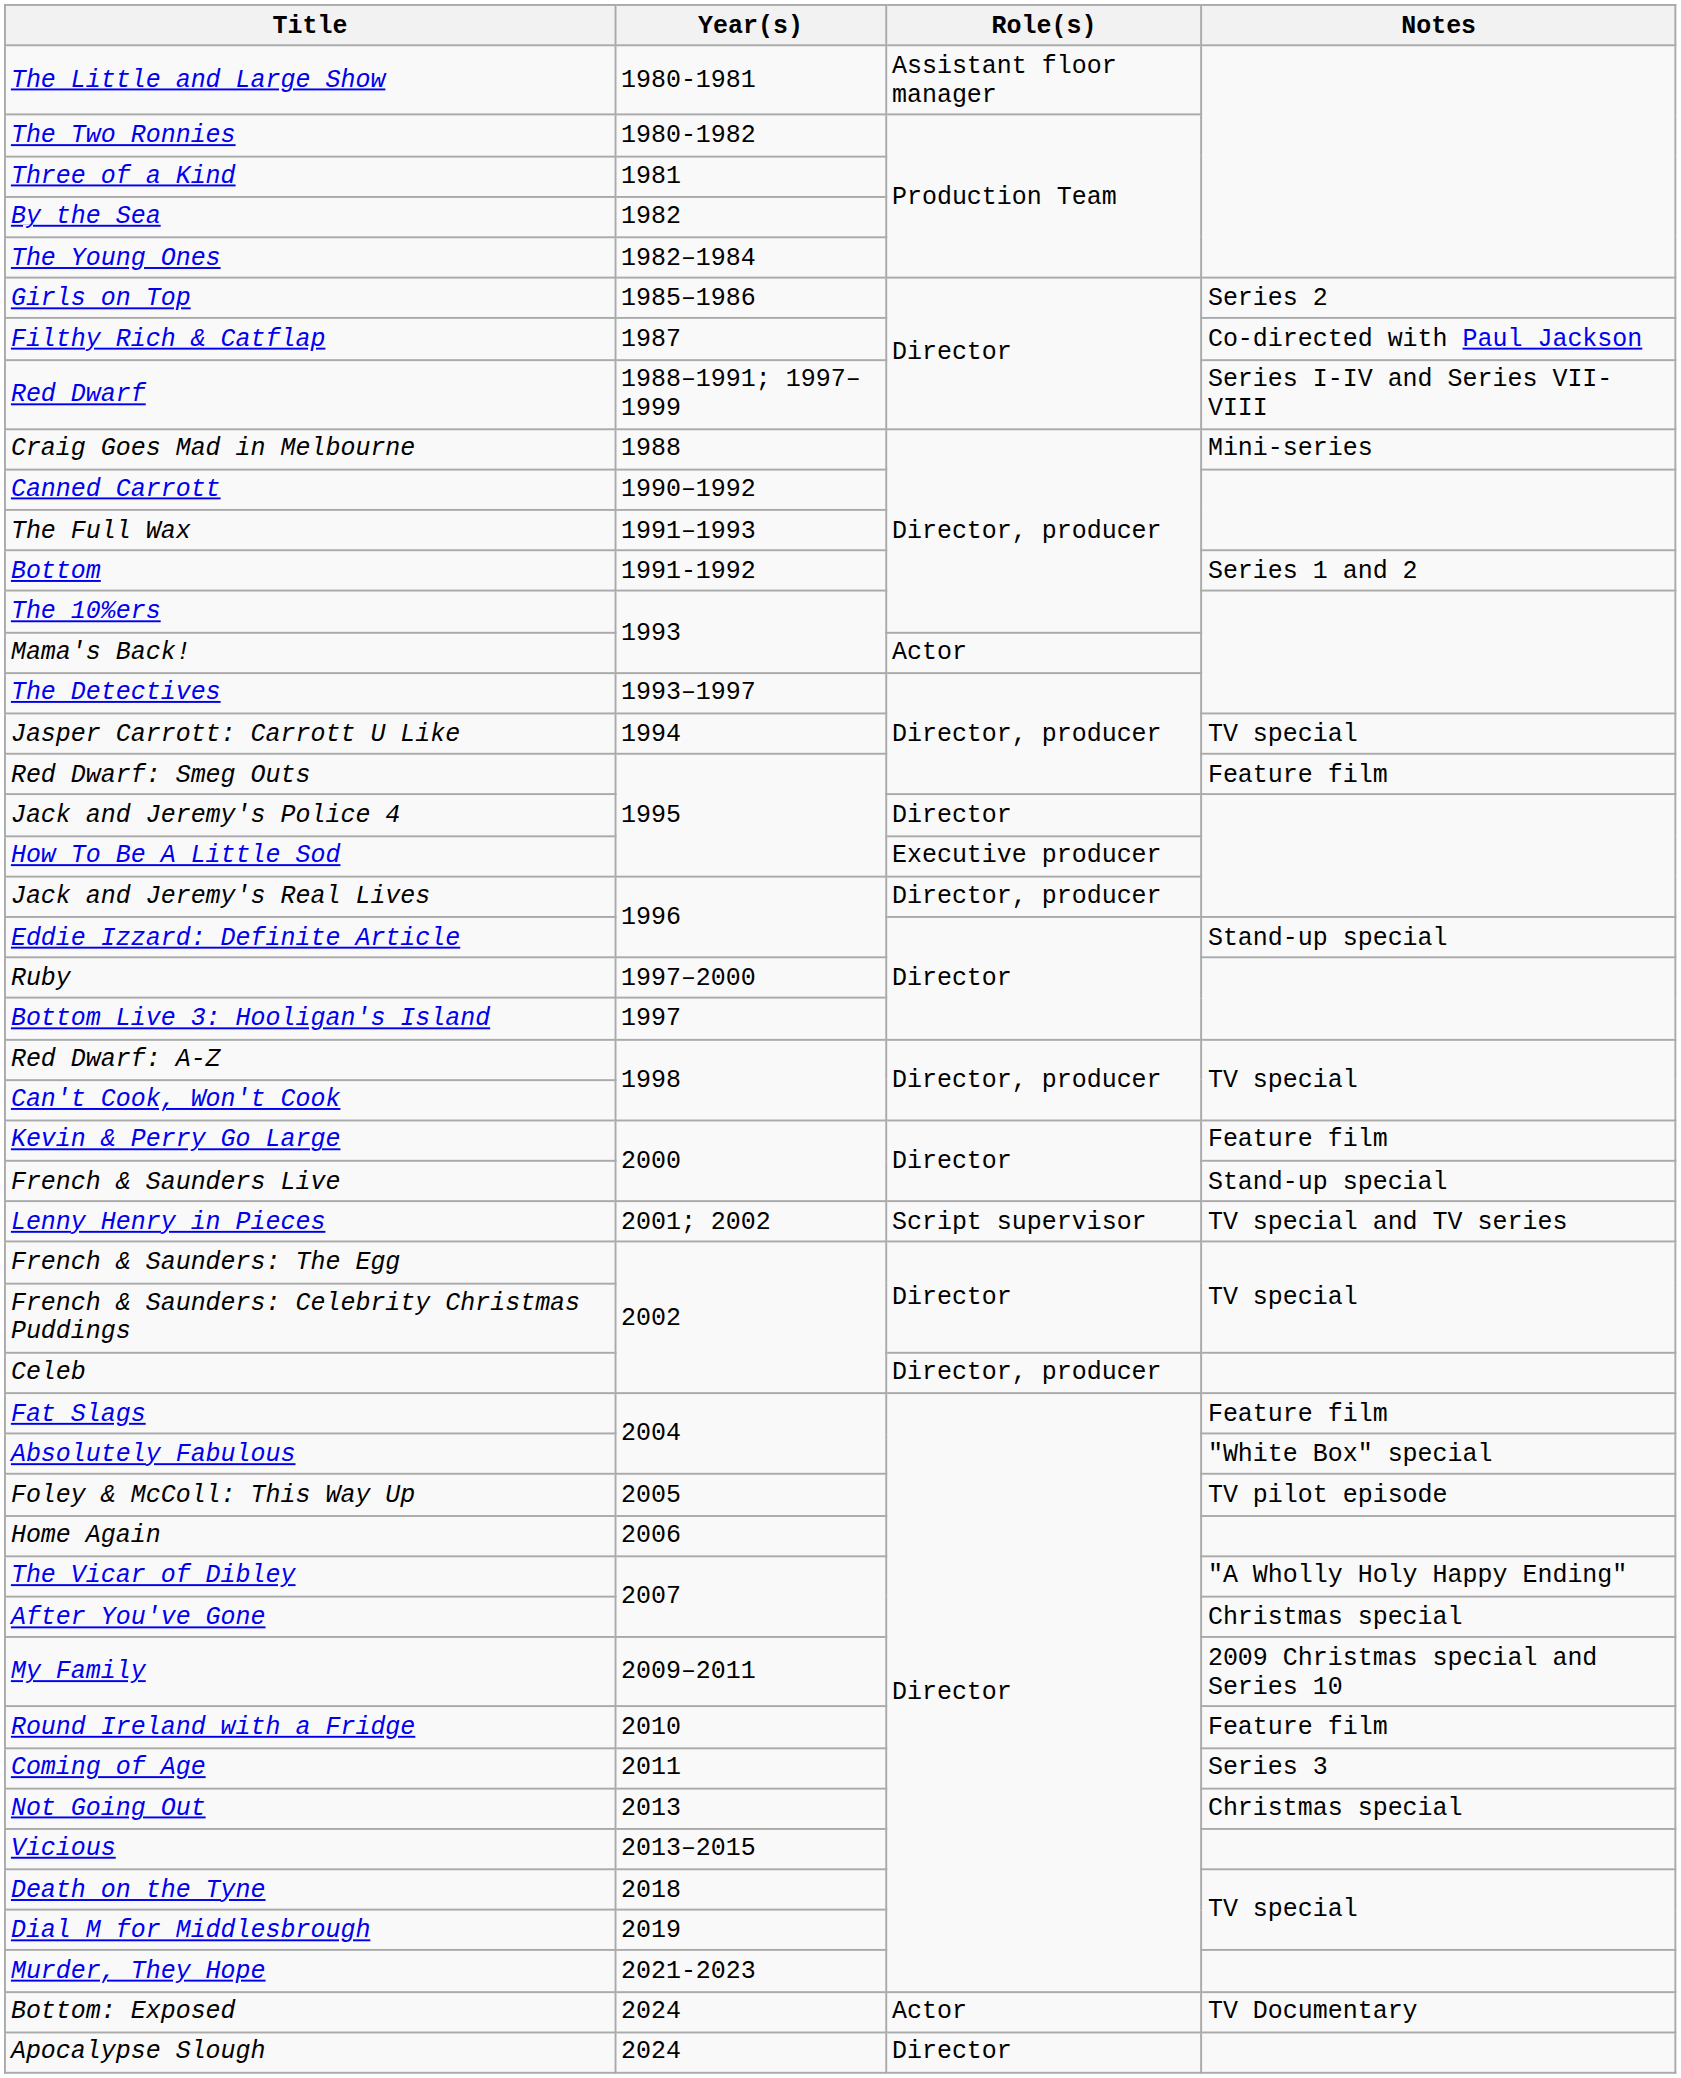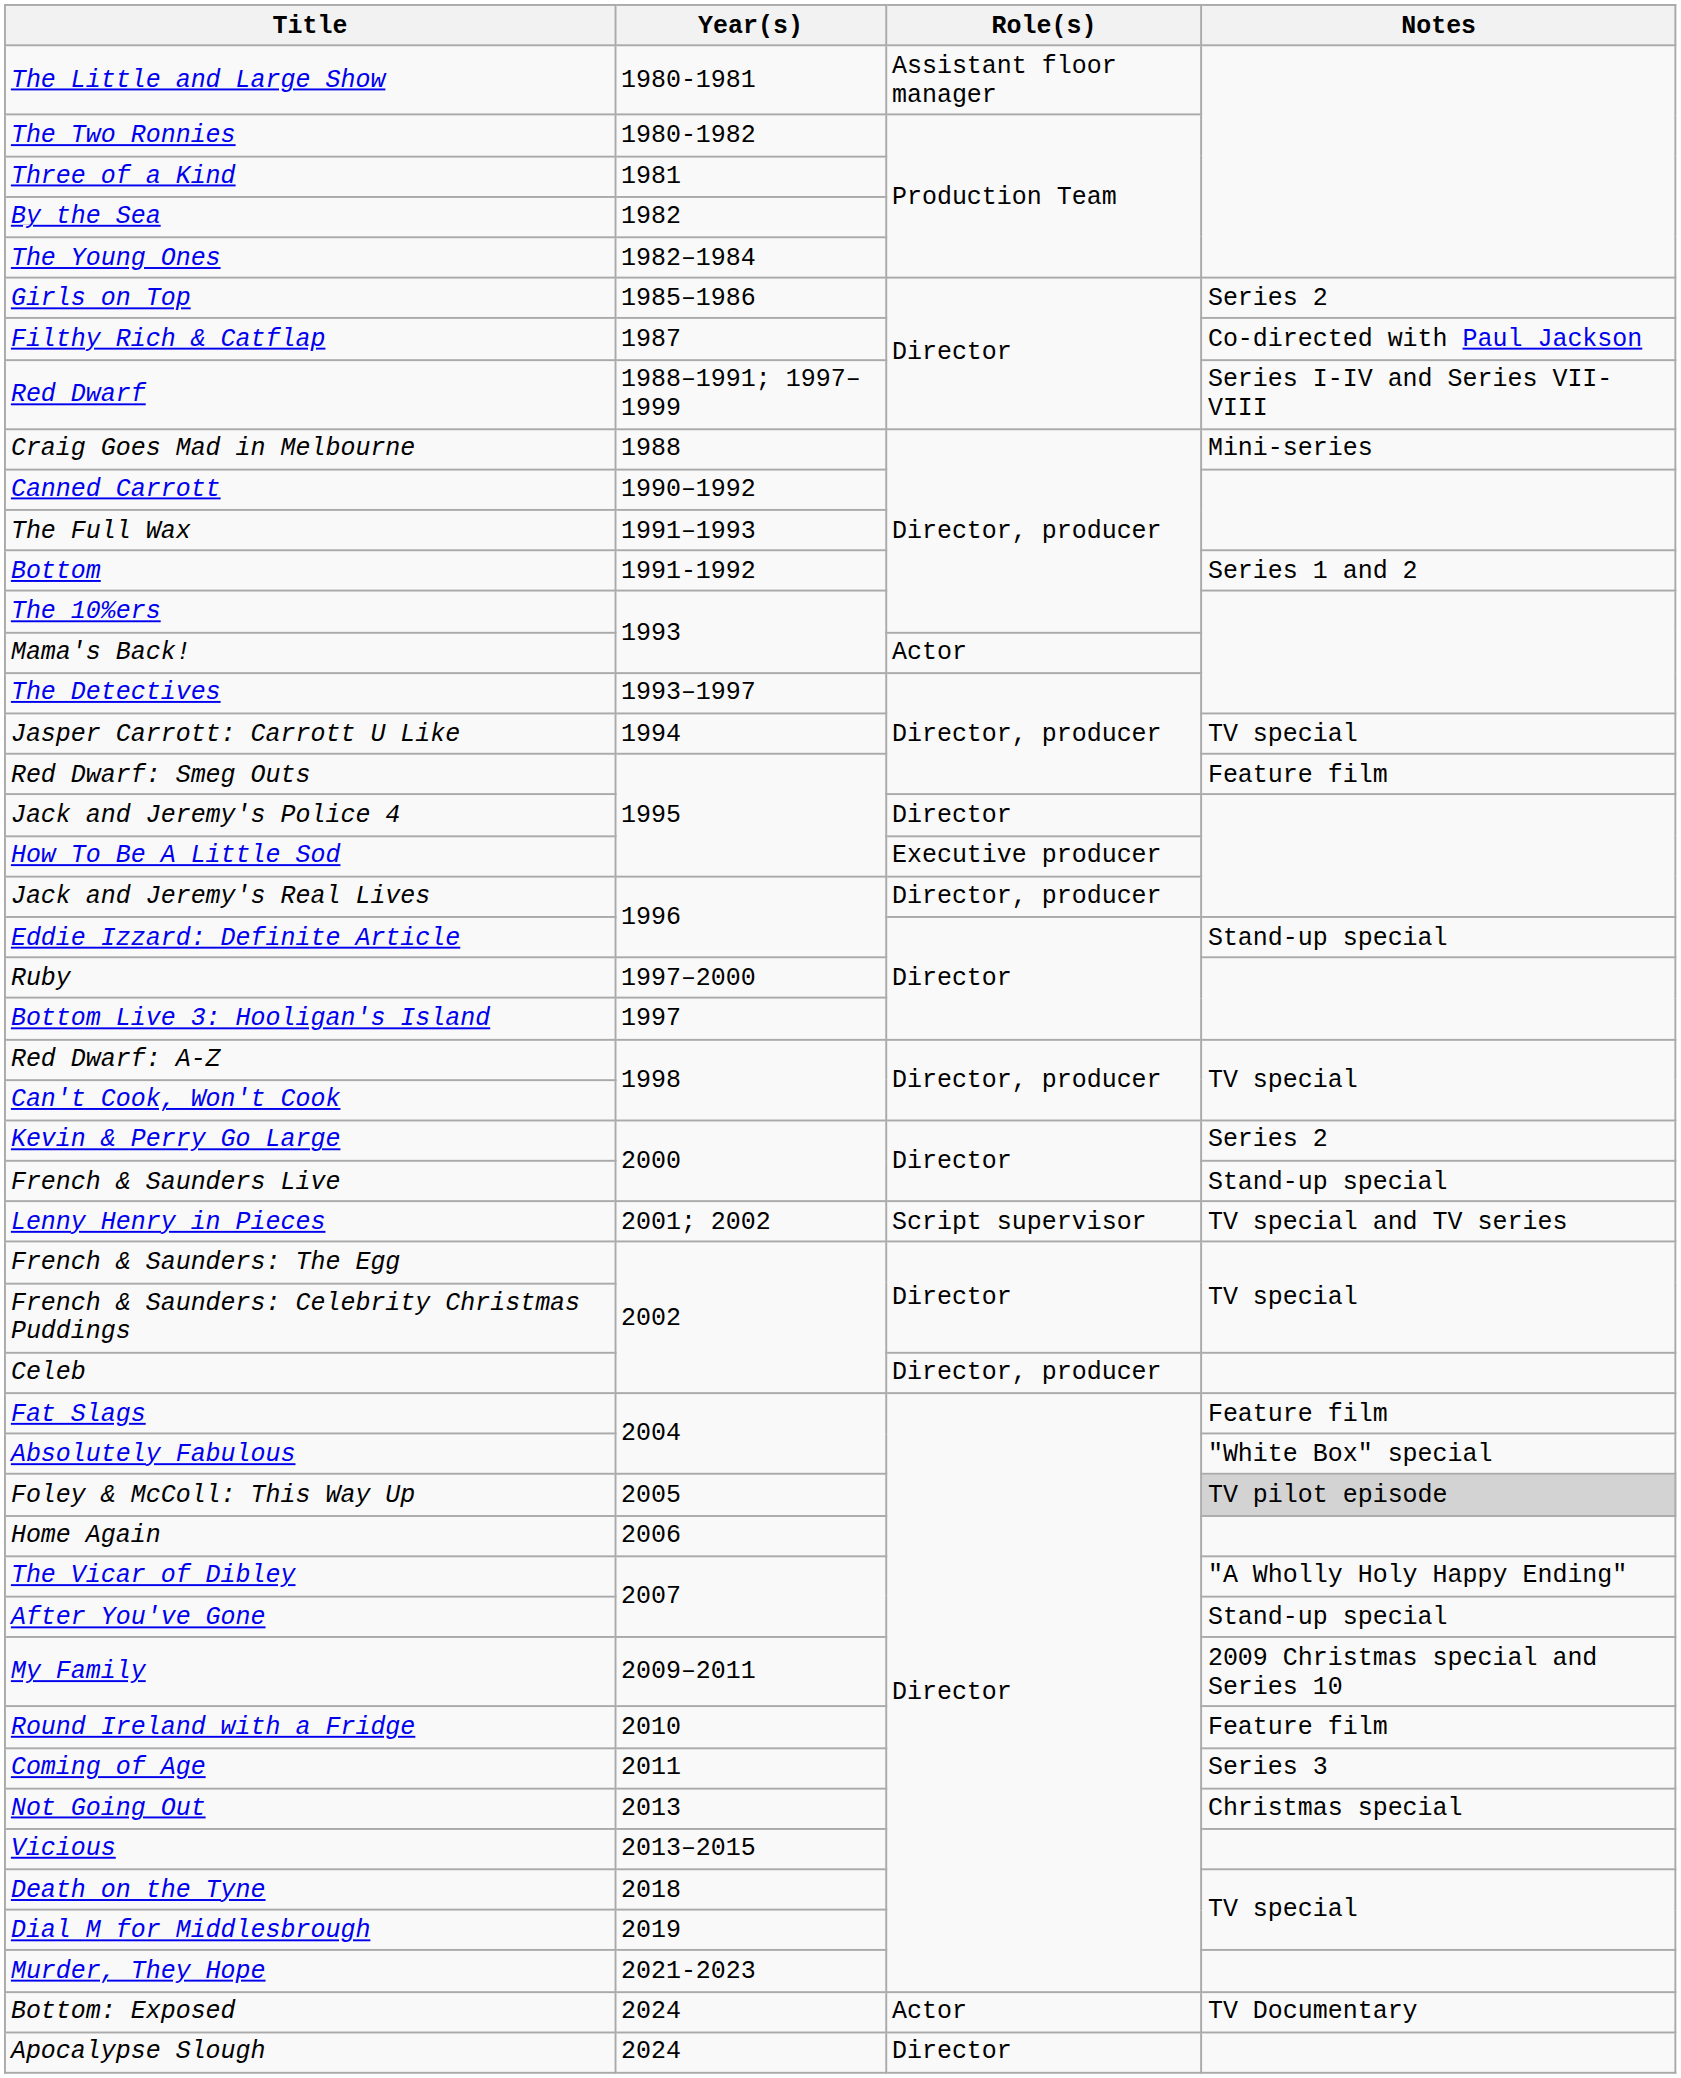(1298, 1141) Feature film -> (1268, 1141) Series 2
(1328, 1495) no background -> (1328, 1495) lightgrey background
(1335, 1617) Christmas special -> (1328, 1617) Stand-up special
